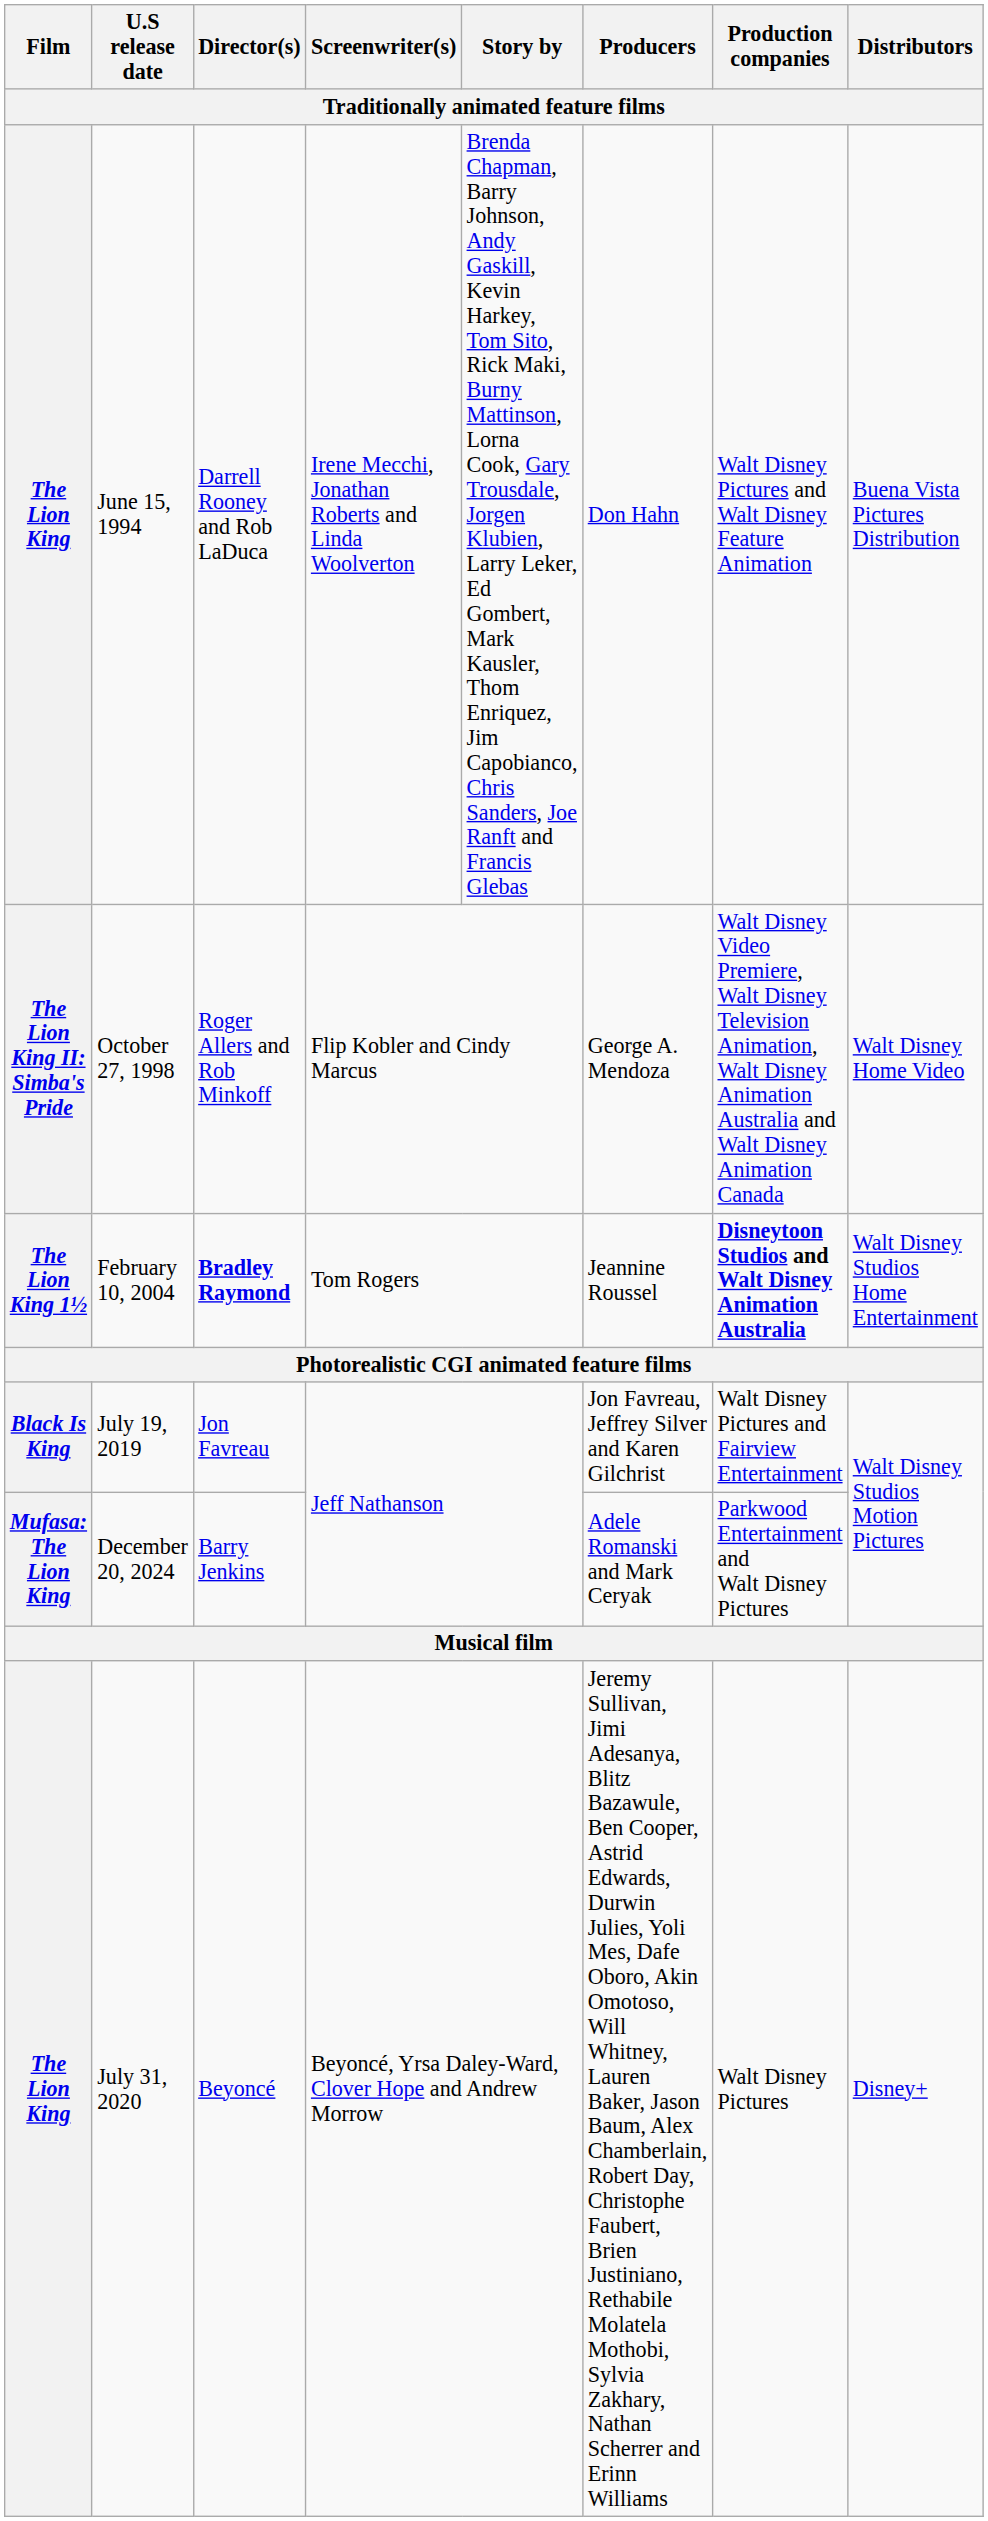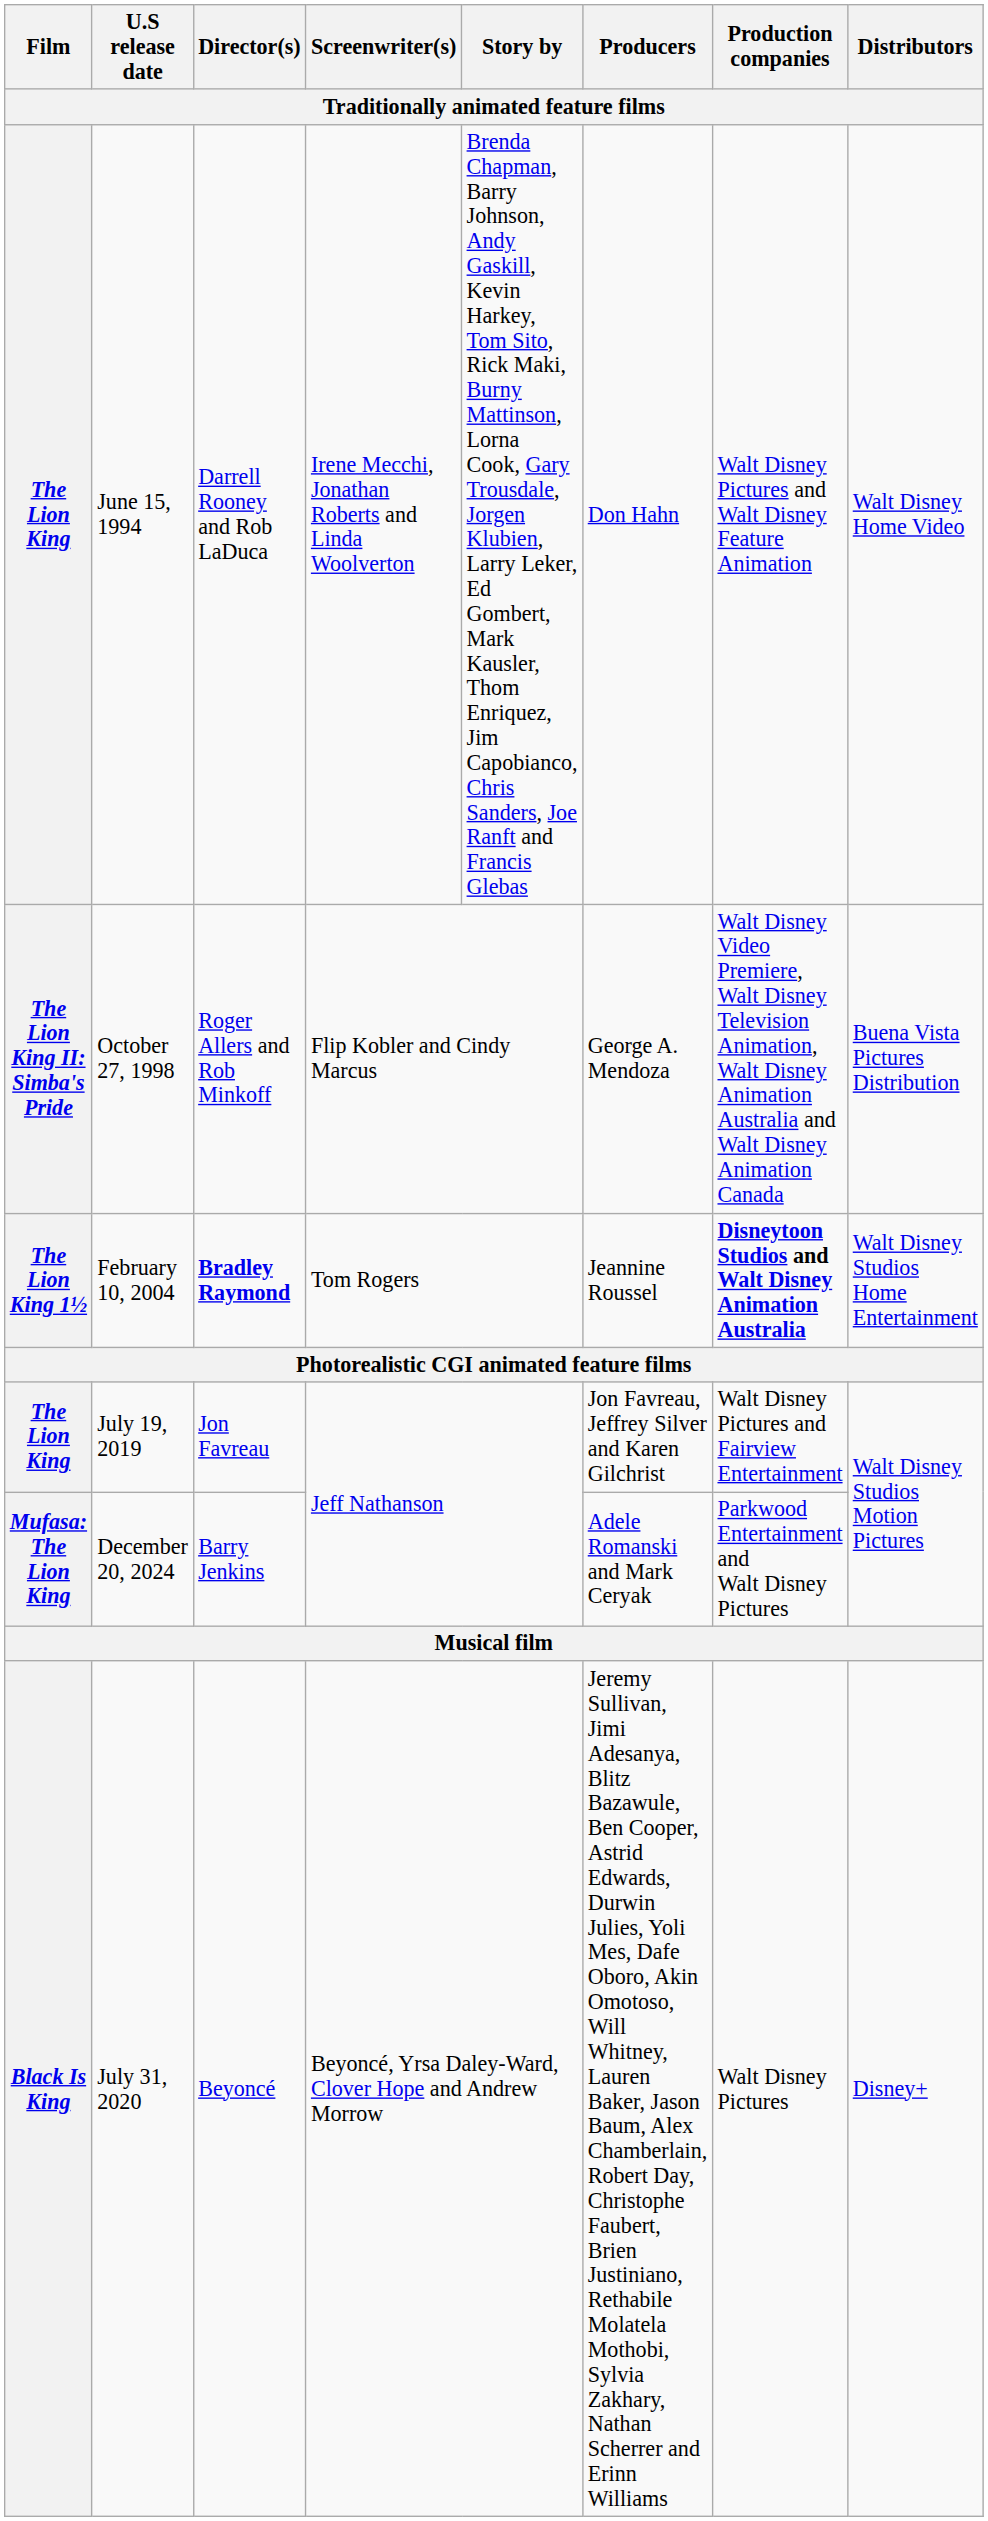(906, 514) Buena Vista Pictures Distribution -> (909, 514) Walt Disney Home Video
(909, 1058) Walt Disney Home Video -> (906, 1058) Buena Vista Pictures Distribution
(48, 1436) Black Is King -> (48, 1436) The Lion King
(48, 2088) The Lion King -> (48, 2088) Black Is King
